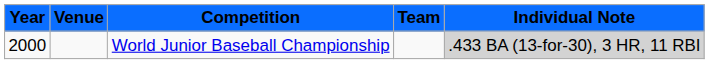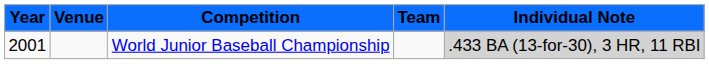(27, 44) 2000 -> (27, 44) 2001
